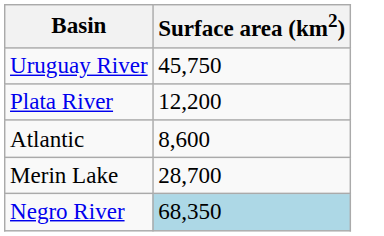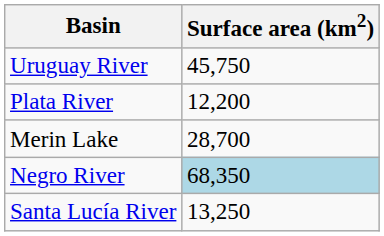- row: (47, 138)
+ row: (93, 211)
